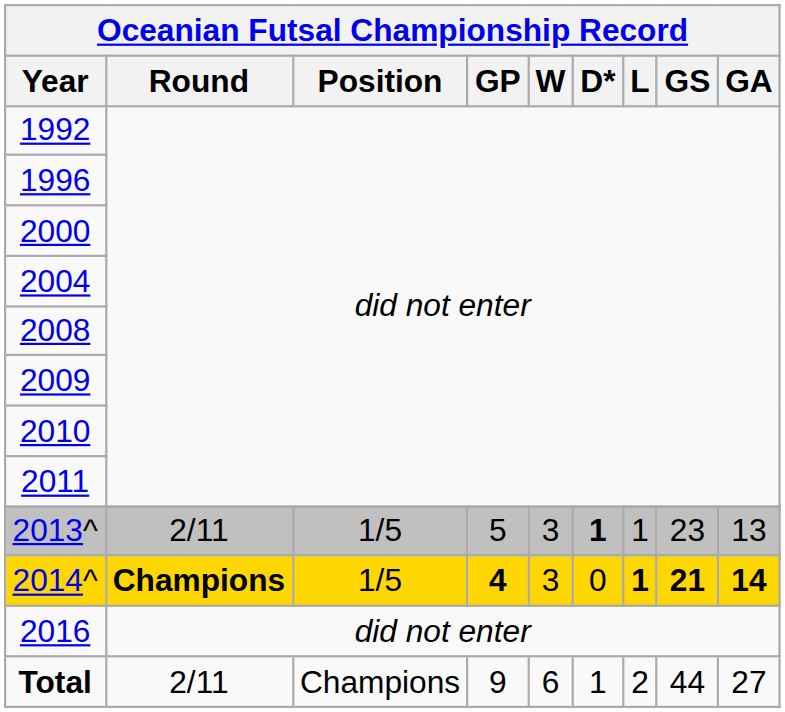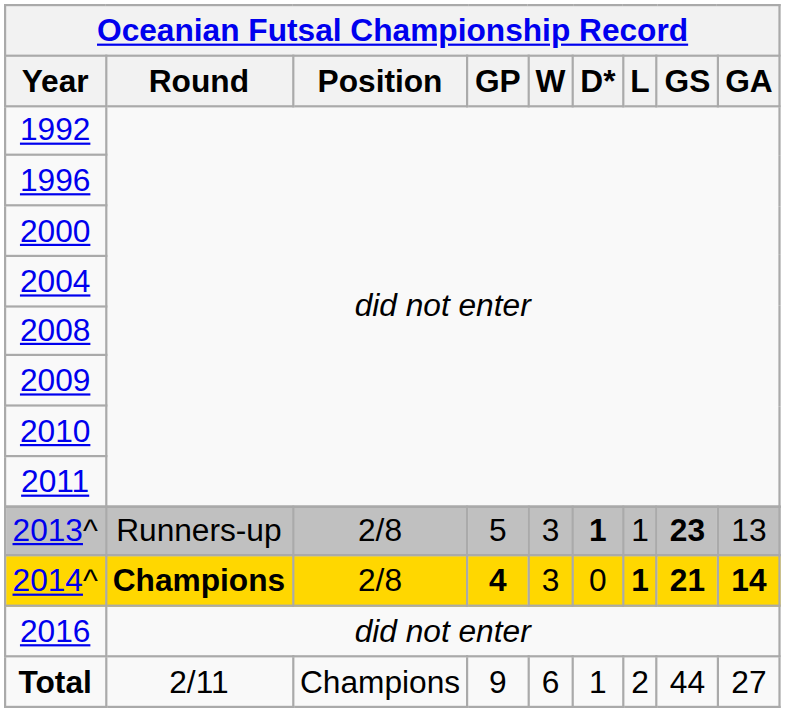(199, 531) 2/11 -> (199, 531) Runners-up
(380, 531) 1/5 -> (380, 531) 2/8
(687, 531) normal -> (687, 531) bold
(380, 581) 1/5 -> (380, 581) 2/8
